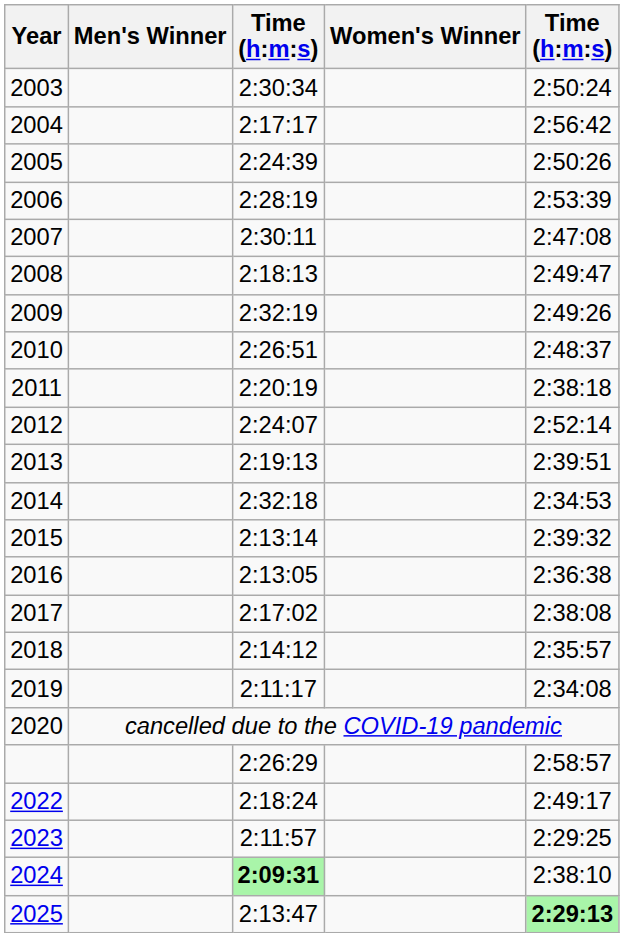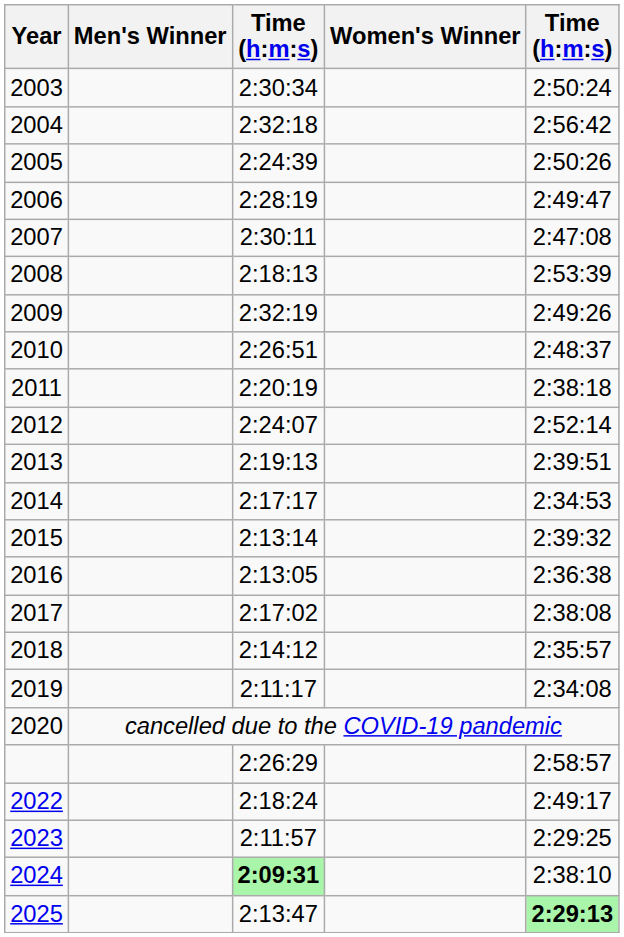(278, 125) 2:17:17 -> (278, 125) 2:32:18
(572, 200) 2:53:39 -> (572, 200) 2:49:47
(572, 275) 2:49:47 -> (572, 275) 2:53:39
(278, 500) 2:32:18 -> (278, 500) 2:17:17
